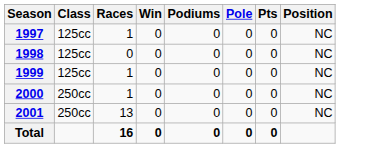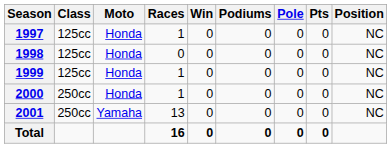+ column: (119, 14)
